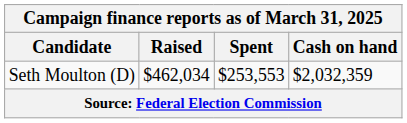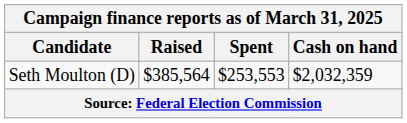(176, 74) $462,034 -> (176, 74) $385,564
